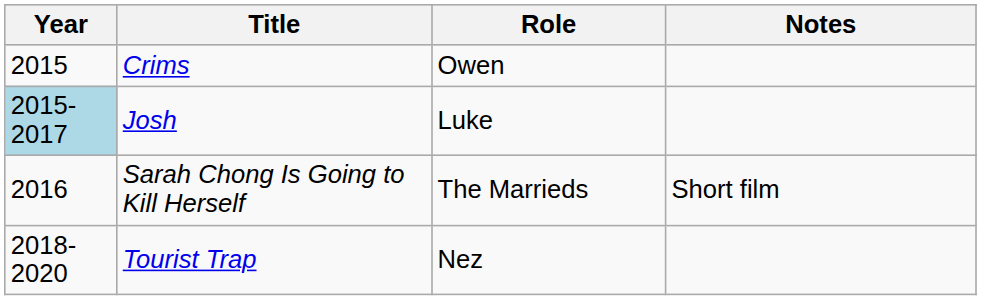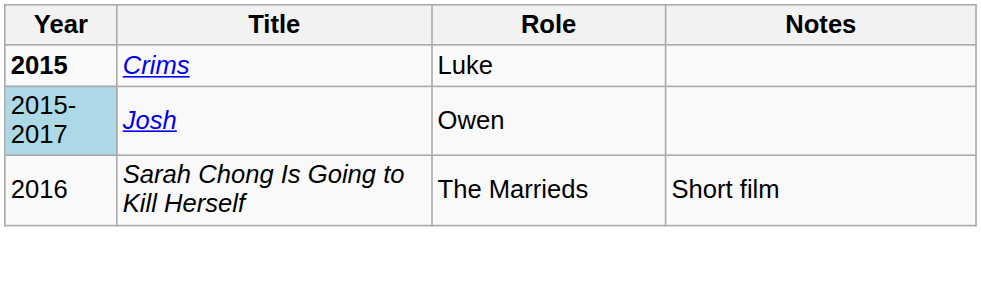(39, 65) normal -> (39, 65) bold
(471, 65) Owen -> (465, 65) Luke
(465, 120) Luke -> (471, 120) Owen
- row: (190, 259)
